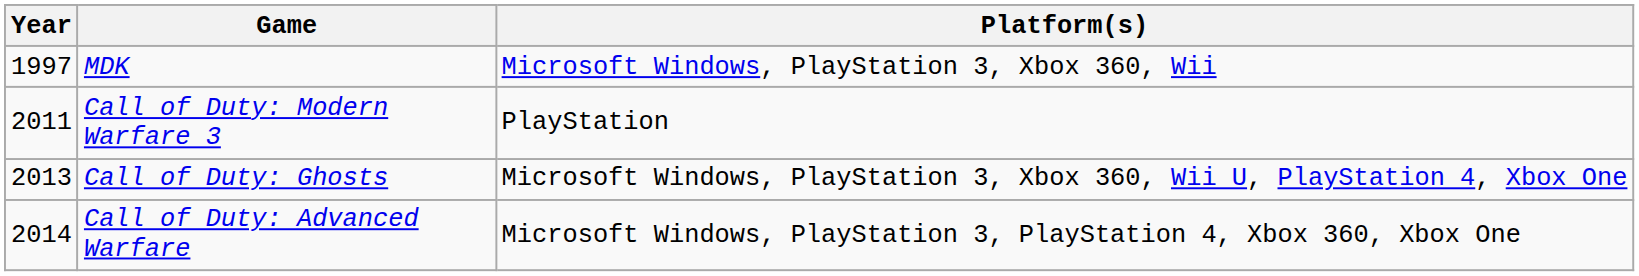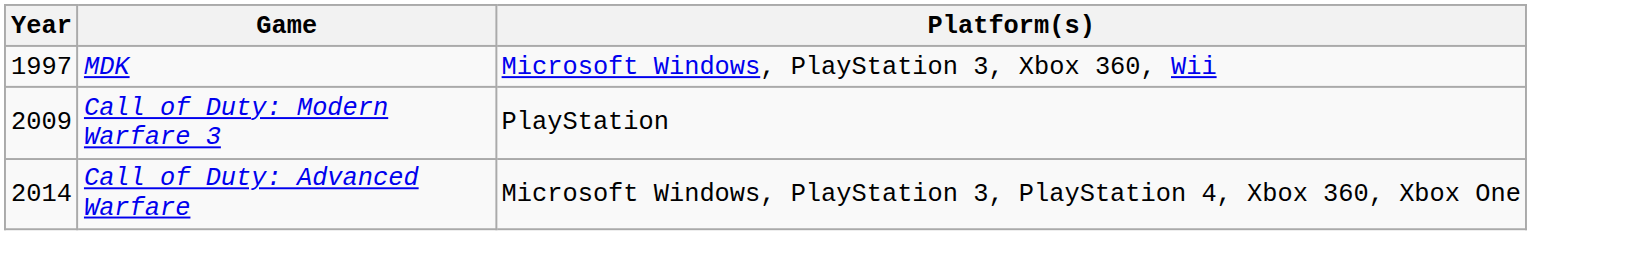(41, 123) 2011 -> (41, 123) 2009
- row: (236, 179)
